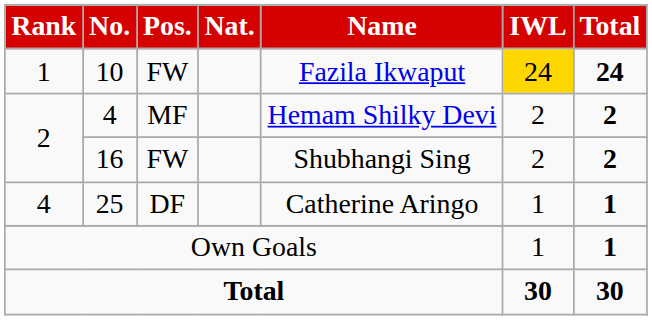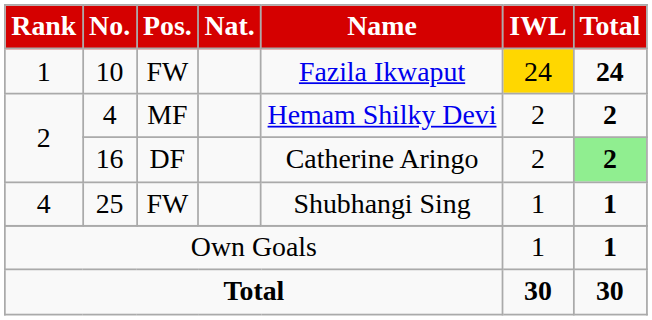(167, 159) FW -> (167, 159) DF
(382, 159) Shubhangi Sing -> (382, 159) Catherine Aringo
(610, 159) no background -> (610, 159) lightgreen background
(167, 203) DF -> (167, 203) FW
(382, 203) Catherine Aringo -> (382, 203) Shubhangi Sing
